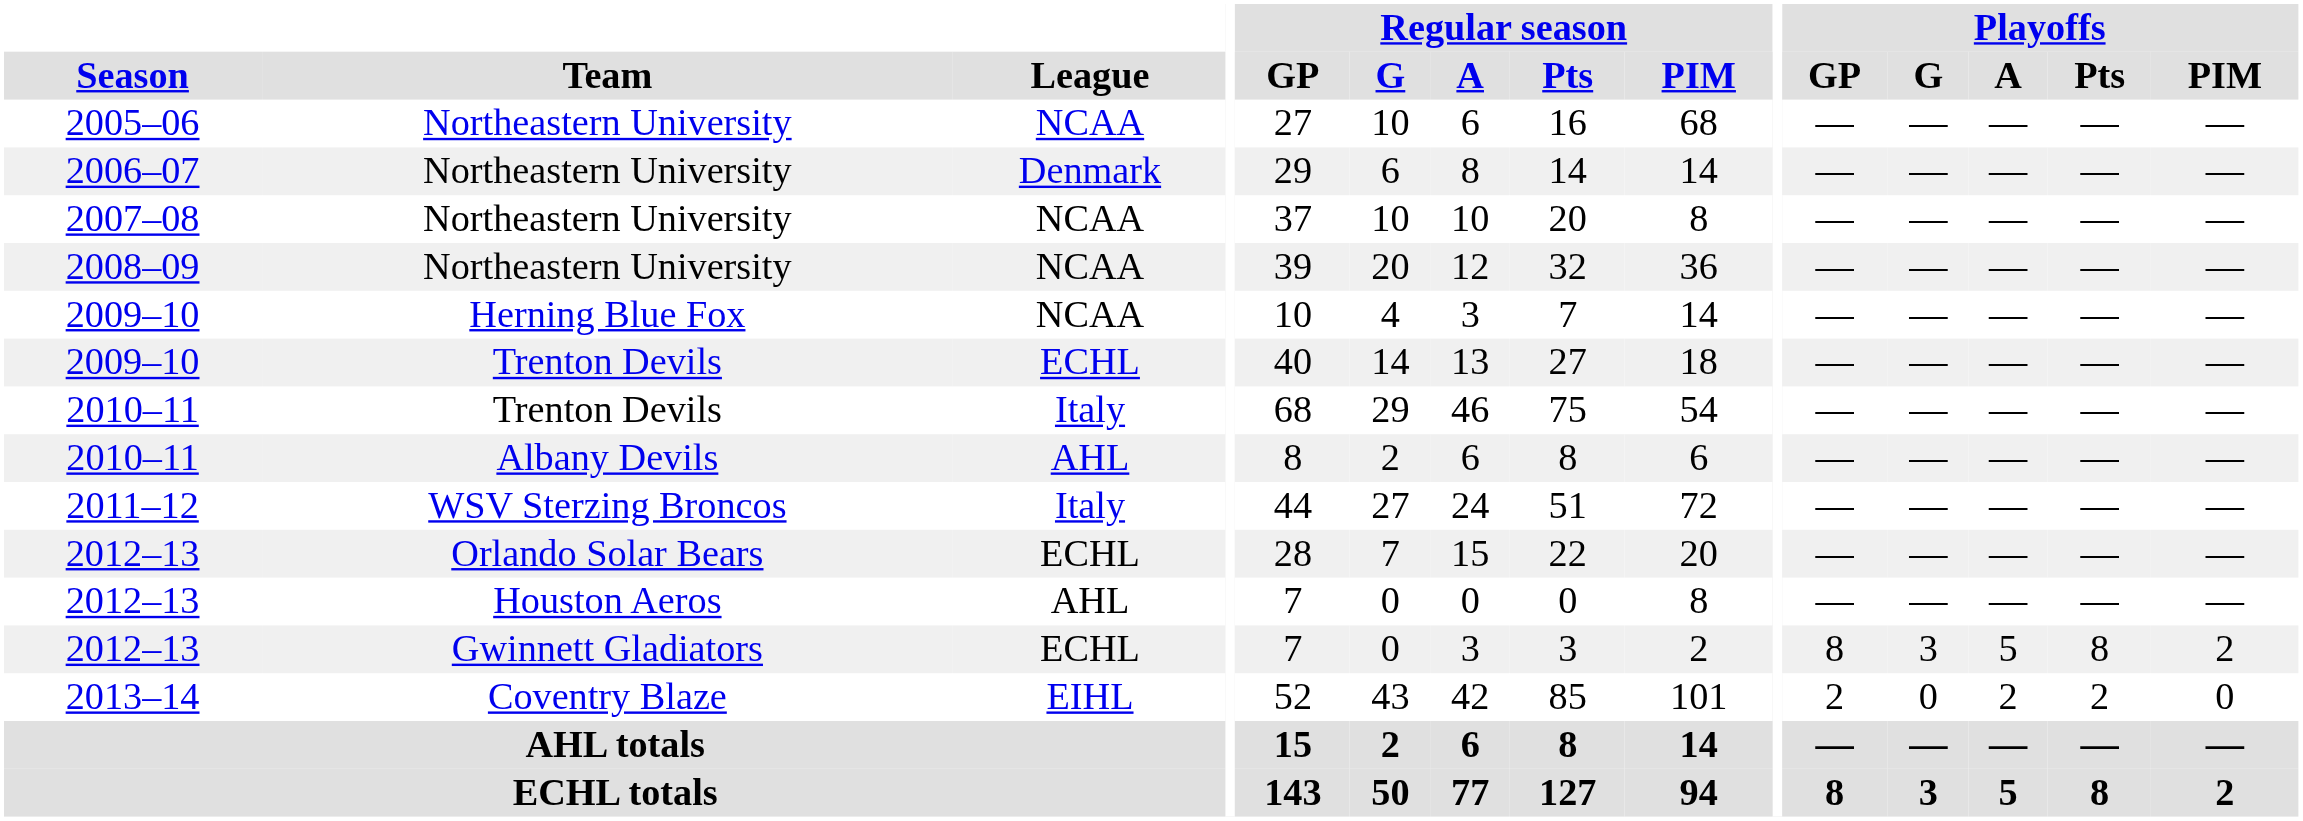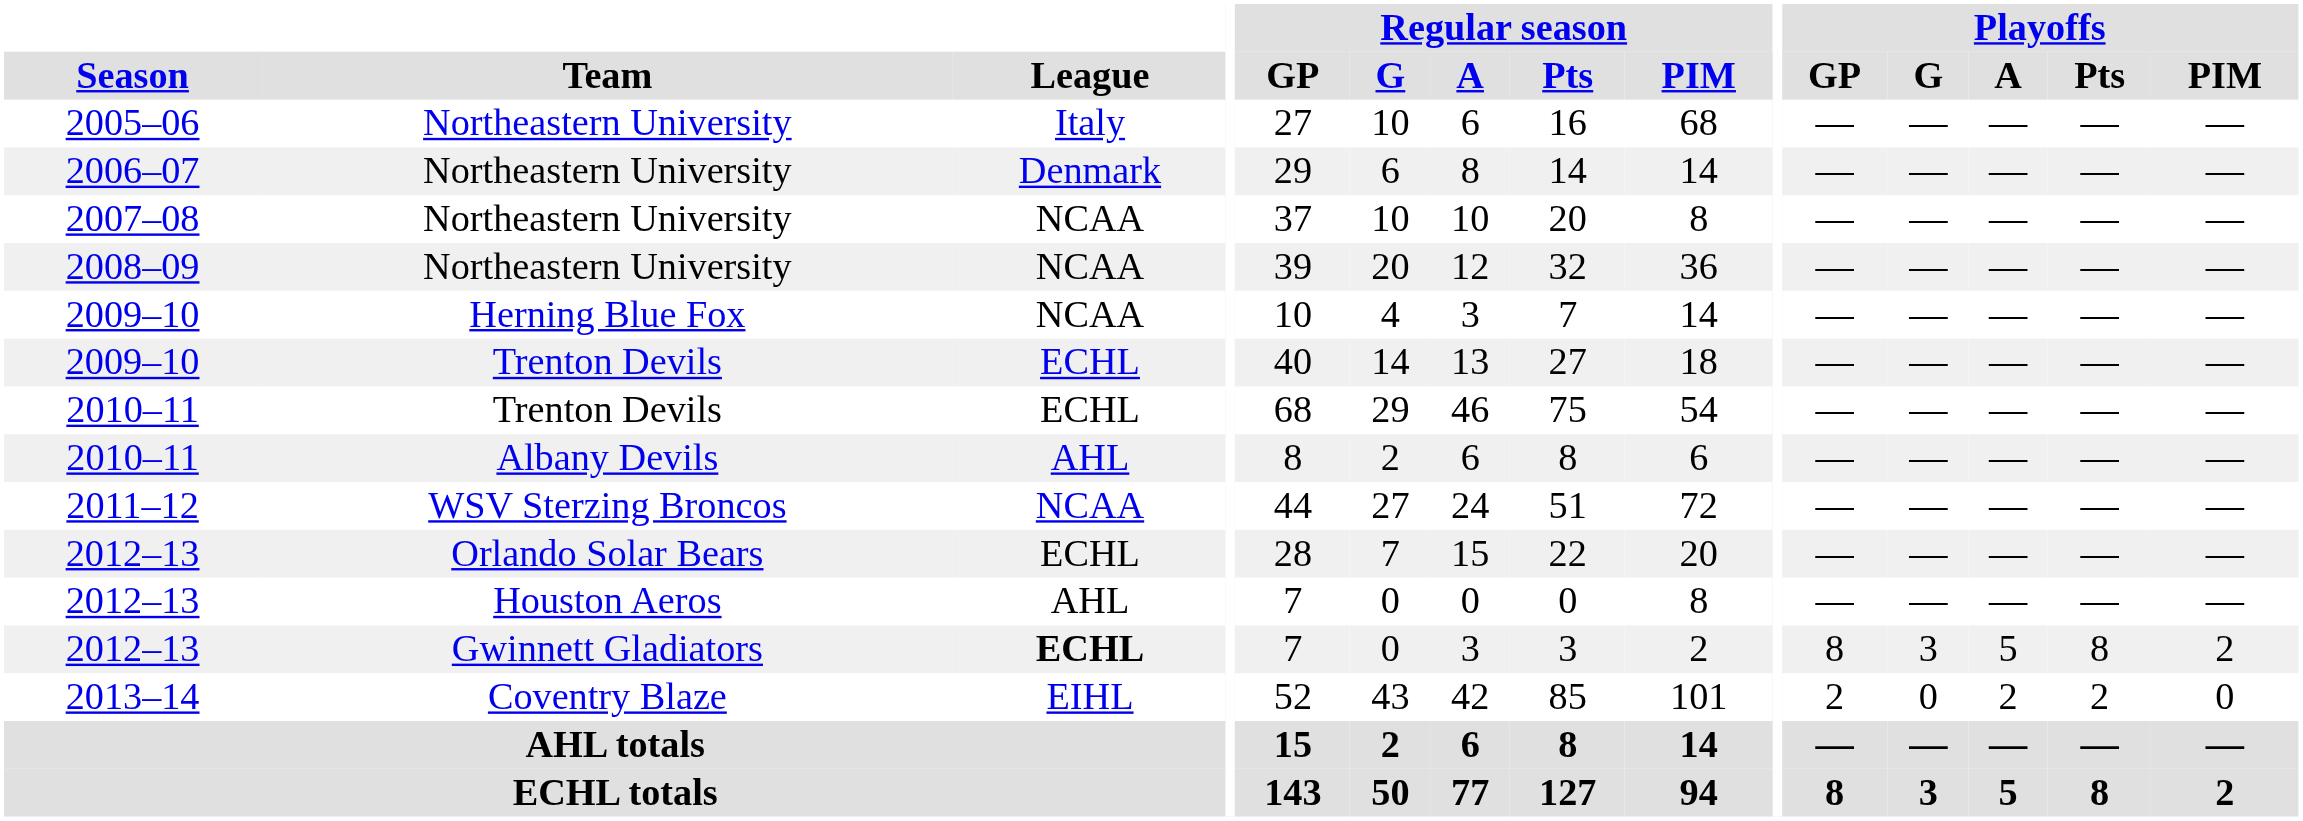(1090, 122) NCAA -> (1090, 122) Italy
(1090, 409) Italy -> (1090, 409) ECHL
(1090, 505) Italy -> (1090, 505) NCAA
(1090, 648) normal -> (1090, 648) bold
